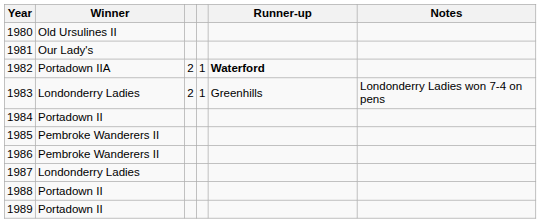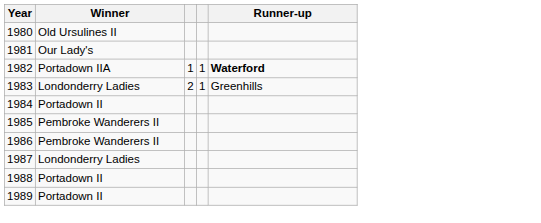- column: (446, 13)
(190, 68) 2 -> (190, 68) 1
